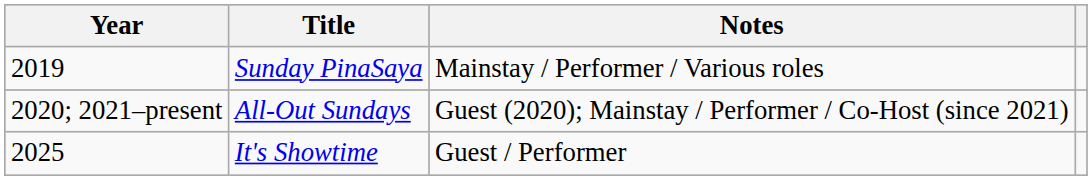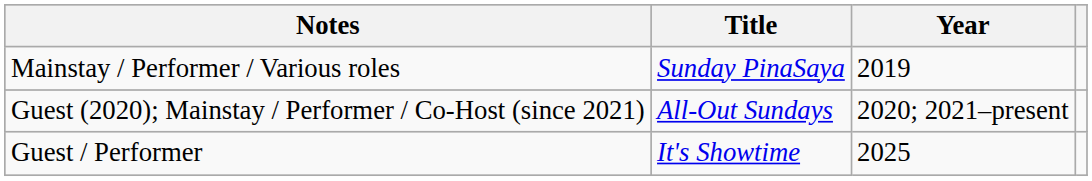columns swapped: (117, 25) <-> (752, 25)
